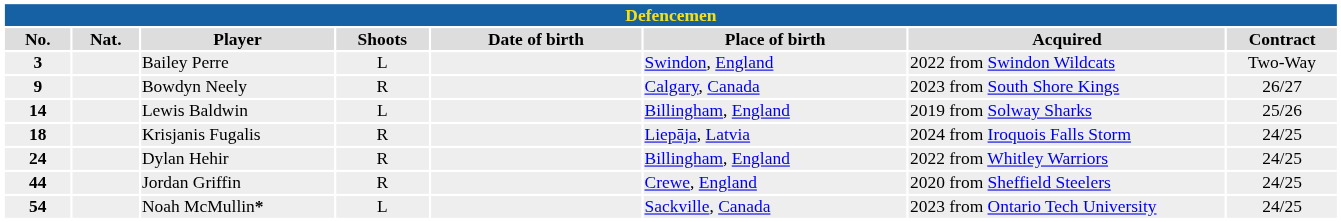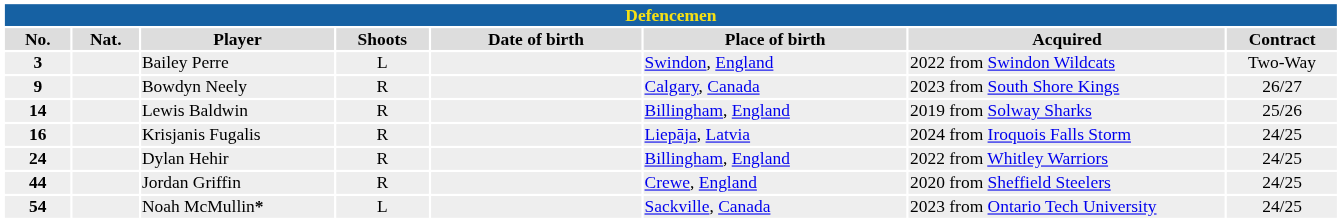(382, 110) L -> (382, 110) R
(38, 134) 18 -> (38, 134) 16
